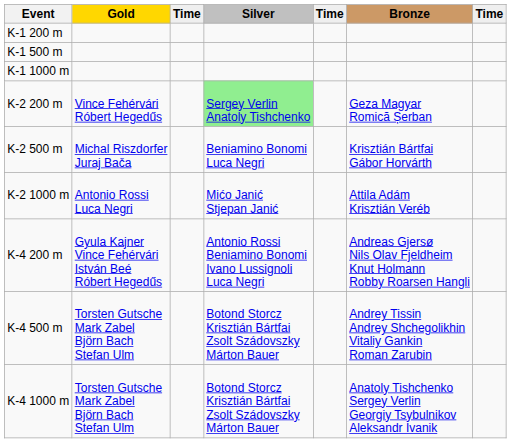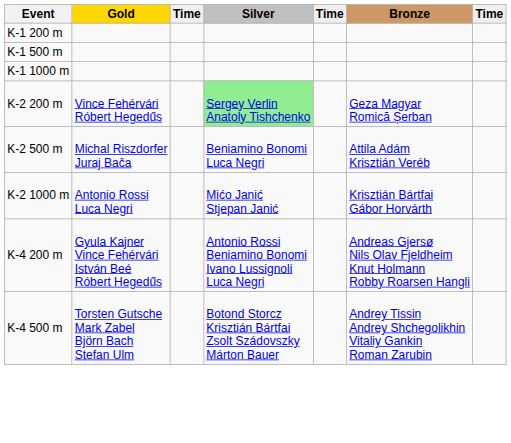(391, 156) Krisztián Bártfai Gábor Horvárth -> (390, 156) Attila Adám Krisztián Veréb
(390, 202) Attila Adám Krisztián Veréb -> (391, 202) Krisztián Bártfai Gábor Horvárth
- row: (38, 401)
